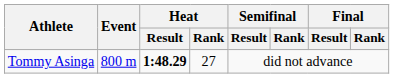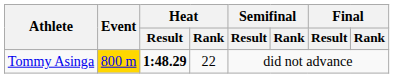(119, 61) no background -> (119, 61) gold background
(209, 61) 27 -> (209, 61) 22
